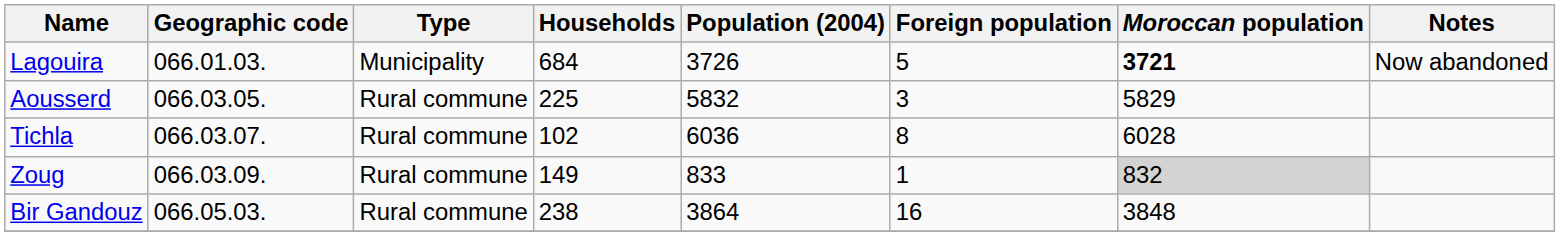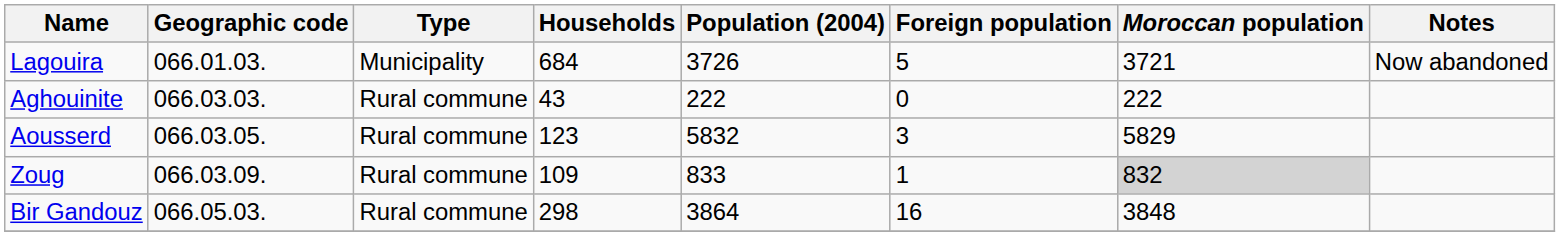(1149, 61) bold -> (1149, 61) normal
+ row: (67, 99)
(559, 99) 225 -> (559, 136) 123
- row: (42, 136)
(559, 174) 149 -> (559, 174) 109
(559, 212) 238 -> (559, 212) 298
